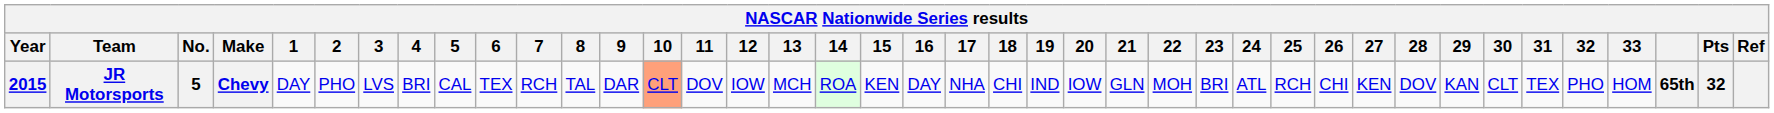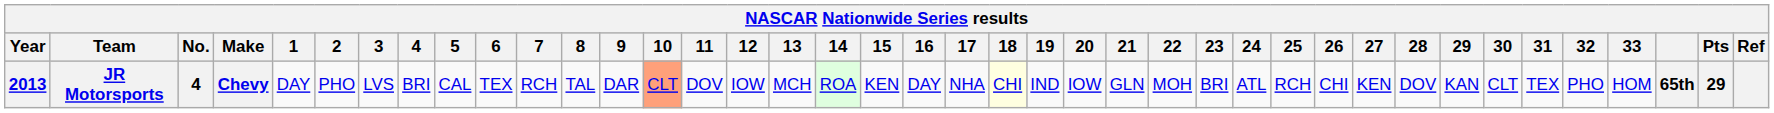(28, 84) 2015 -> (28, 84) 2013
(196, 84) 5 -> (196, 84) 4
(1008, 84) no background -> (1008, 84) lightyellow background
(1716, 84) 32 -> (1716, 84) 29
